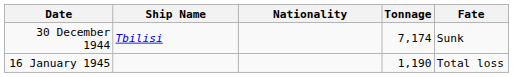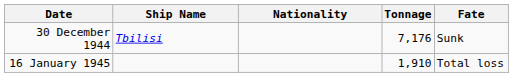(415, 38) 7,174 -> (415, 38) 7,176
(415, 63) 1,190 -> (415, 63) 1,910
